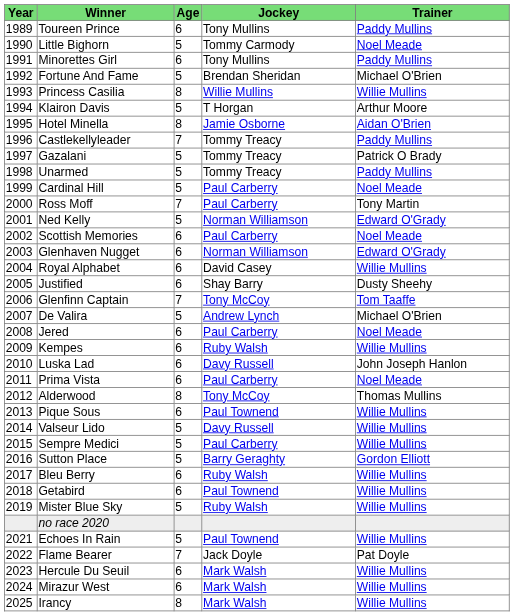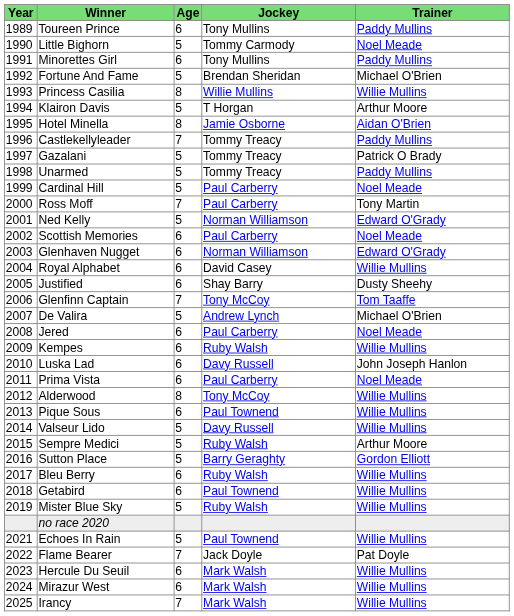(399, 395) Thomas Mullins -> (392, 395) Willie Mullins
(240, 443) Paul Carberry -> (235, 443) Ruby Walsh
(392, 443) Willie Mullins -> (392, 443) Arthur Moore
(179, 603) 8 -> (179, 603) 7
